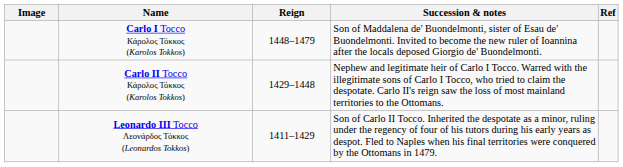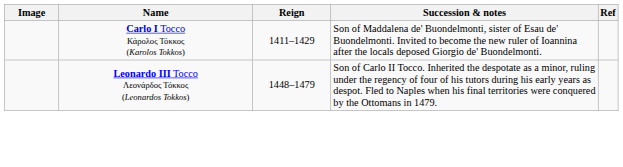(292, 40) 1448–1479 -> (292, 40) 1411–1429
- row: (156, 85)
(292, 136) 1411–1429 -> (292, 85) 1448–1479
